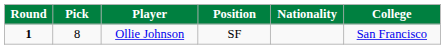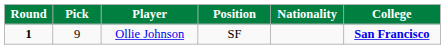(77, 34) 8 -> (77, 34) 9
(392, 34) normal -> (392, 34) bold
